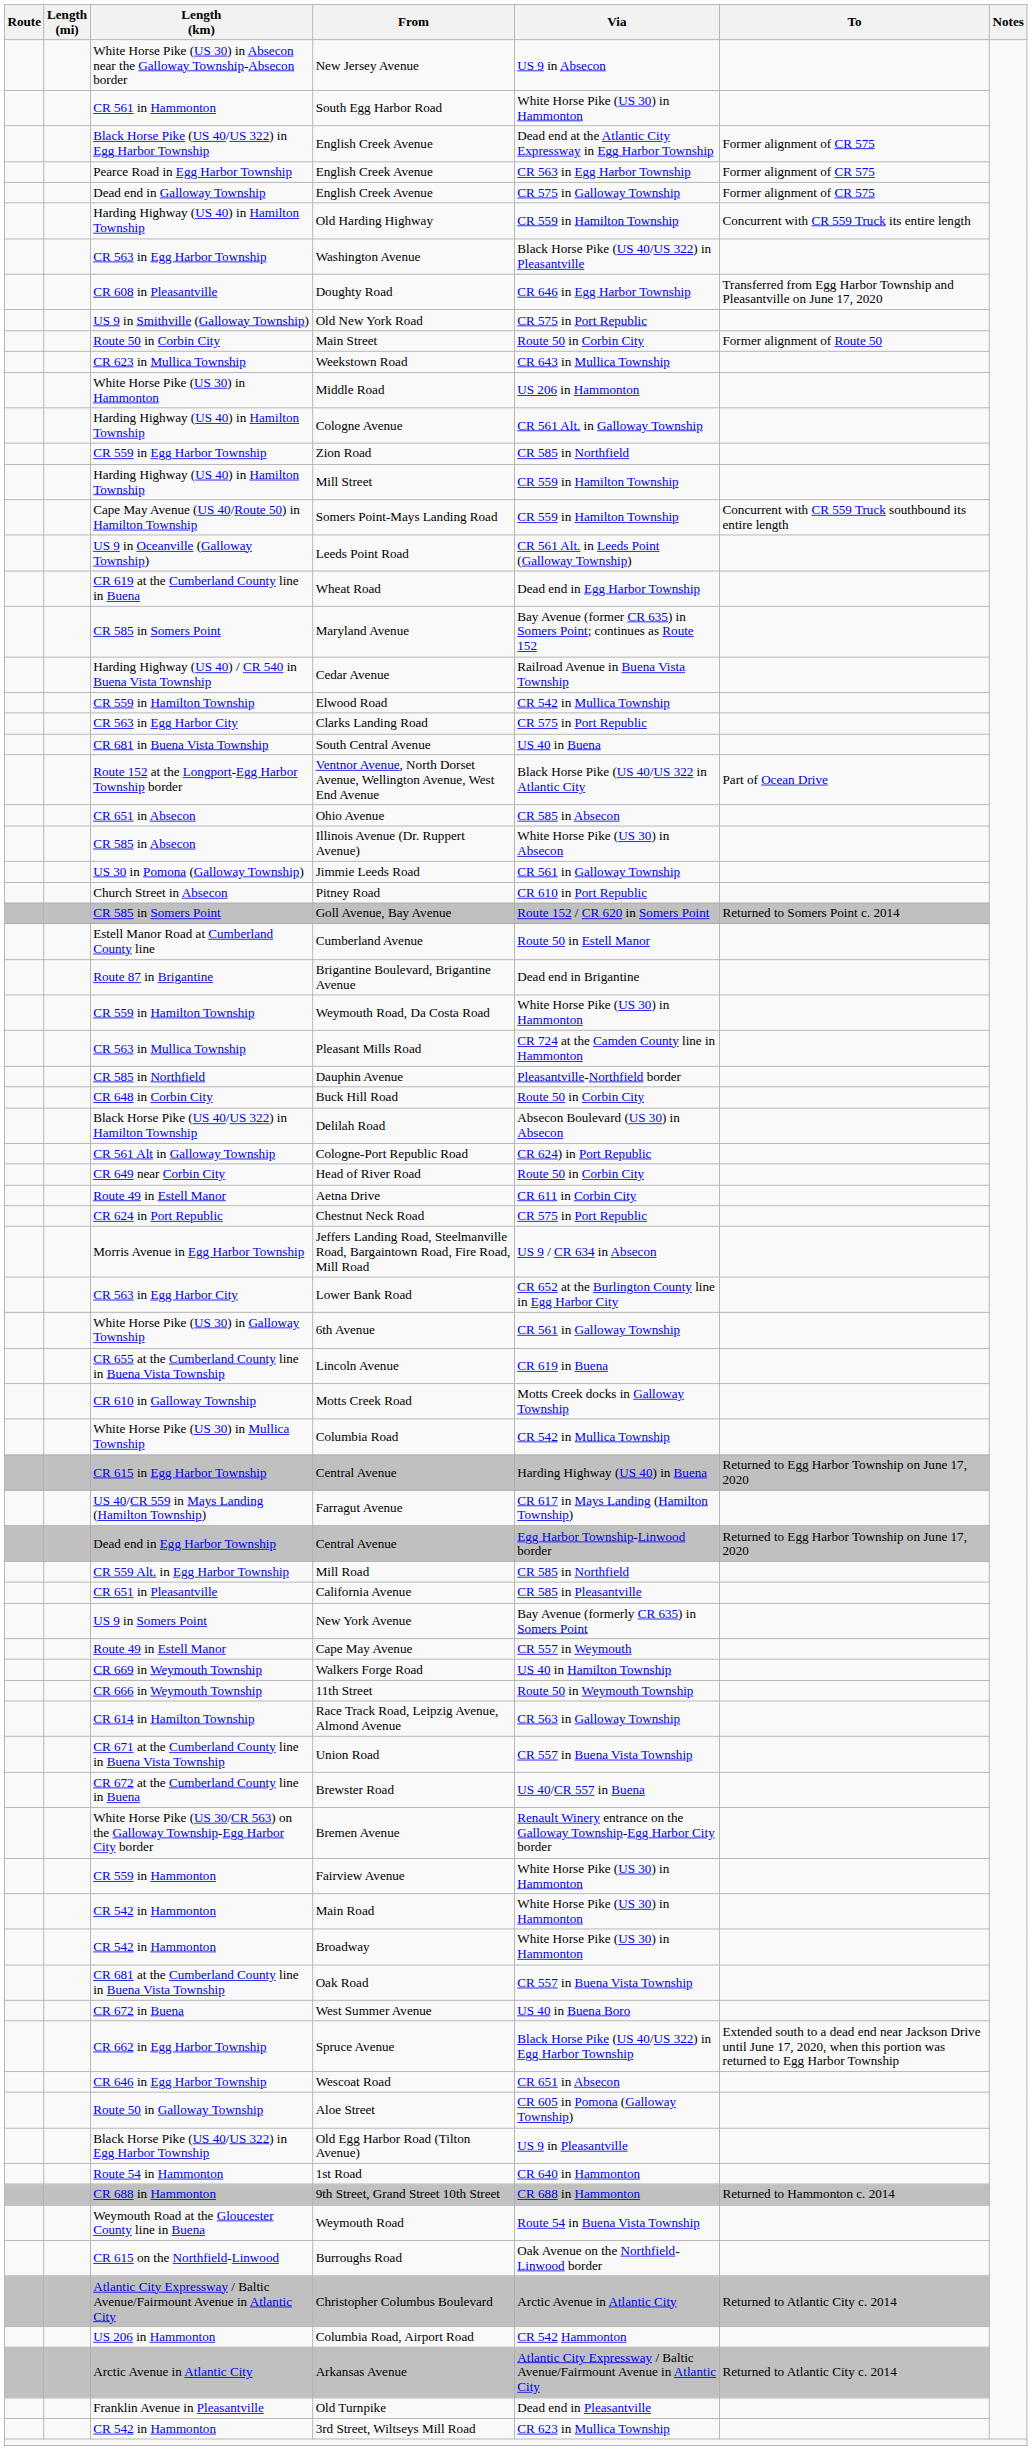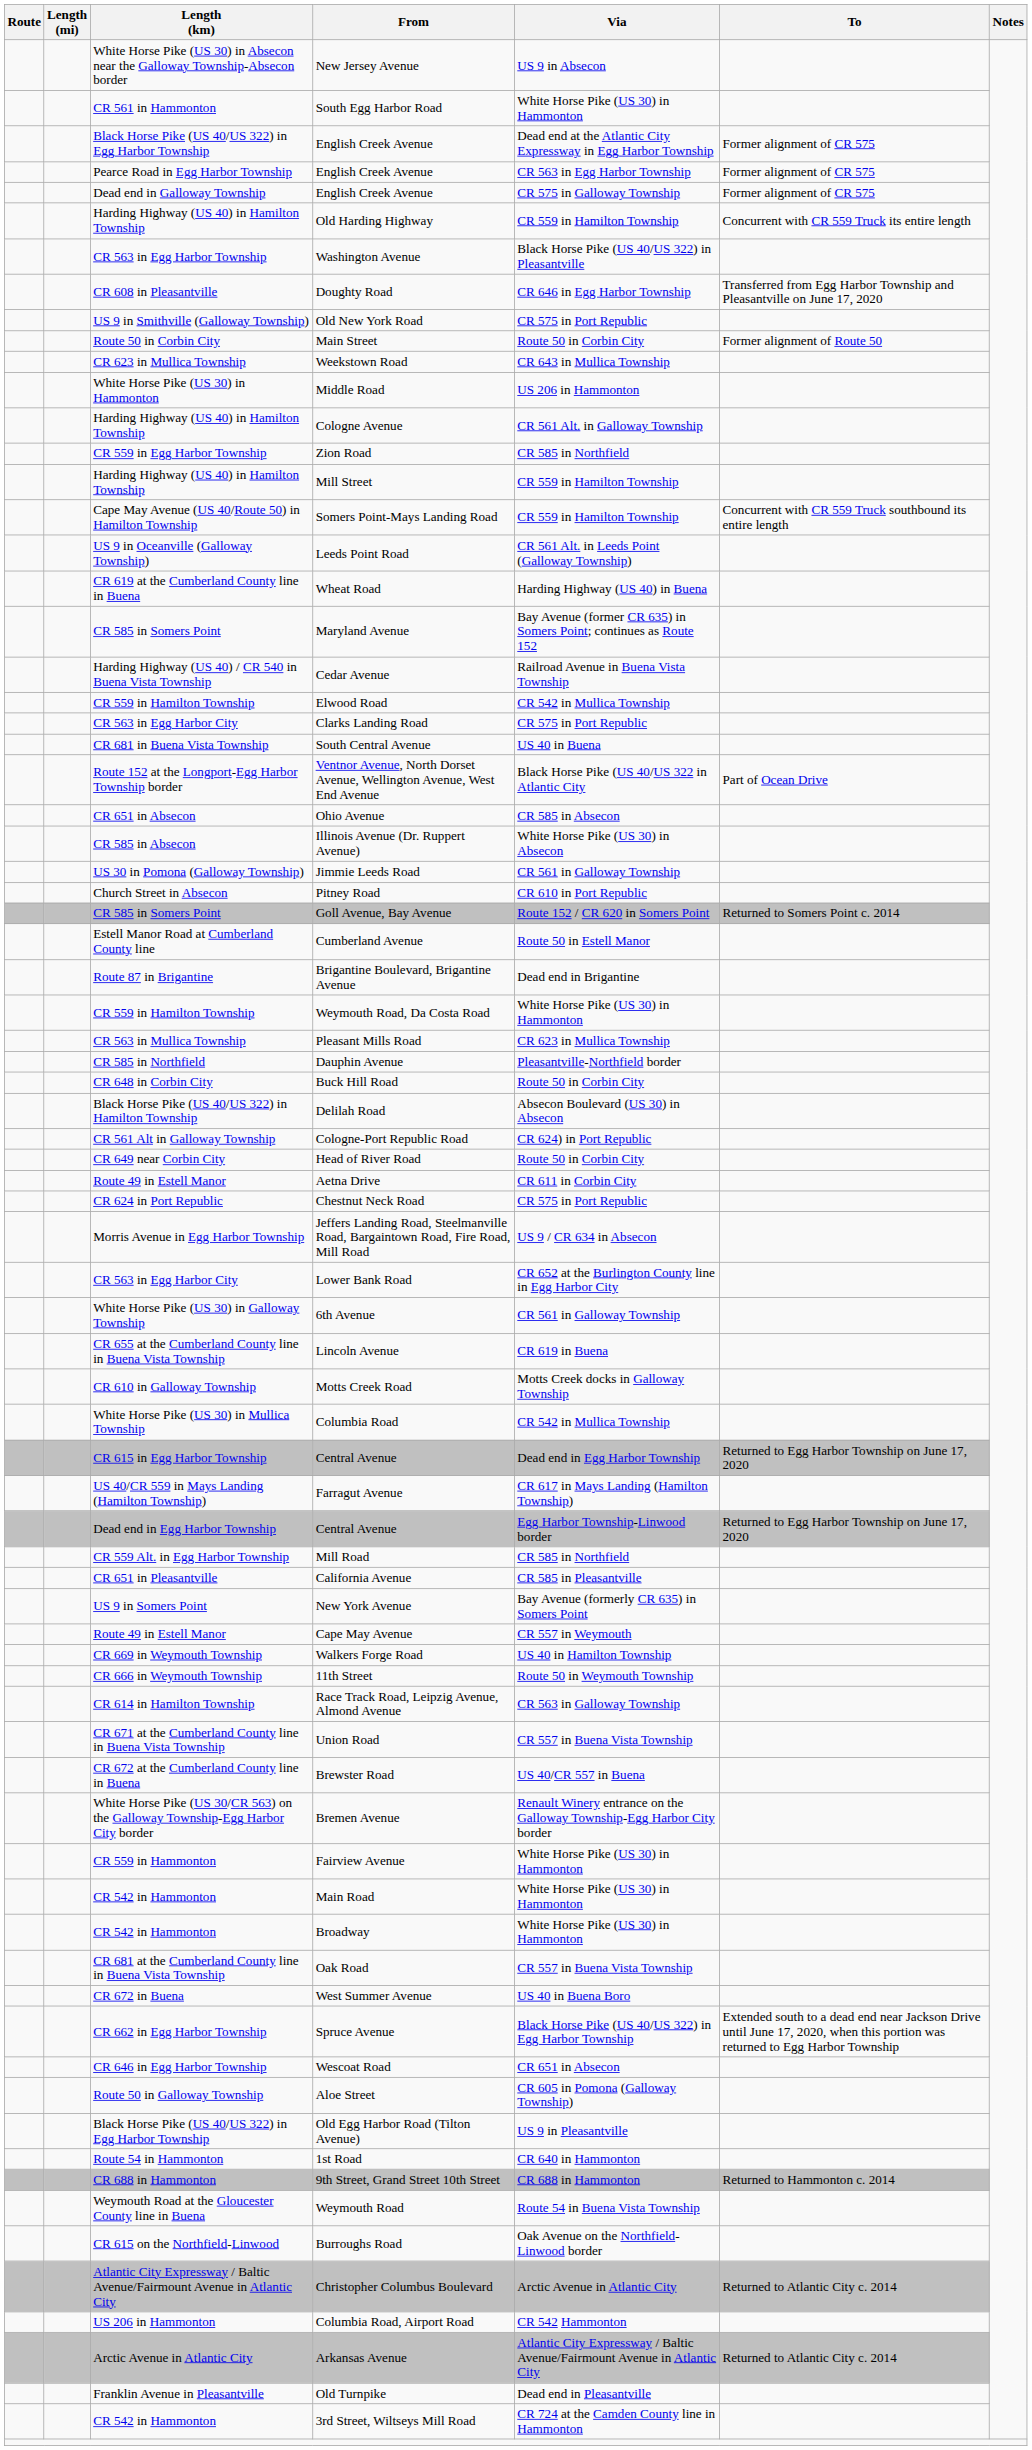(609, 588) Dead end in Egg Harbor Township -> (612, 588) Harding Highway (US 40) in Buena
(616, 1048) CR 724 at the Camden County line in Hammonton -> (594, 1041) CR 623 in Mullica Township
(612, 1472) Harding Highway (US 40) in Buena -> (609, 1457) Dead end in Egg Harbor Township
(594, 2428) CR 623 in Mullica Township -> (616, 2421) CR 724 at the Camden County line in Hammonton
